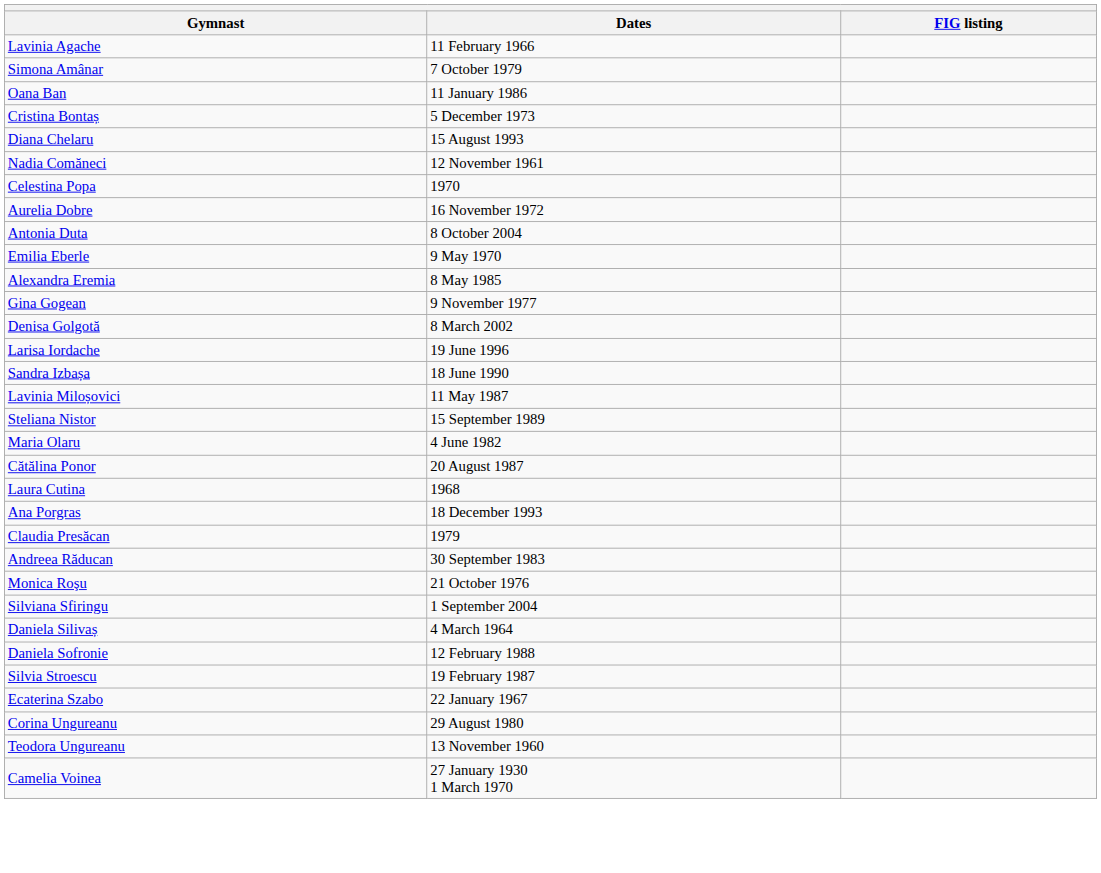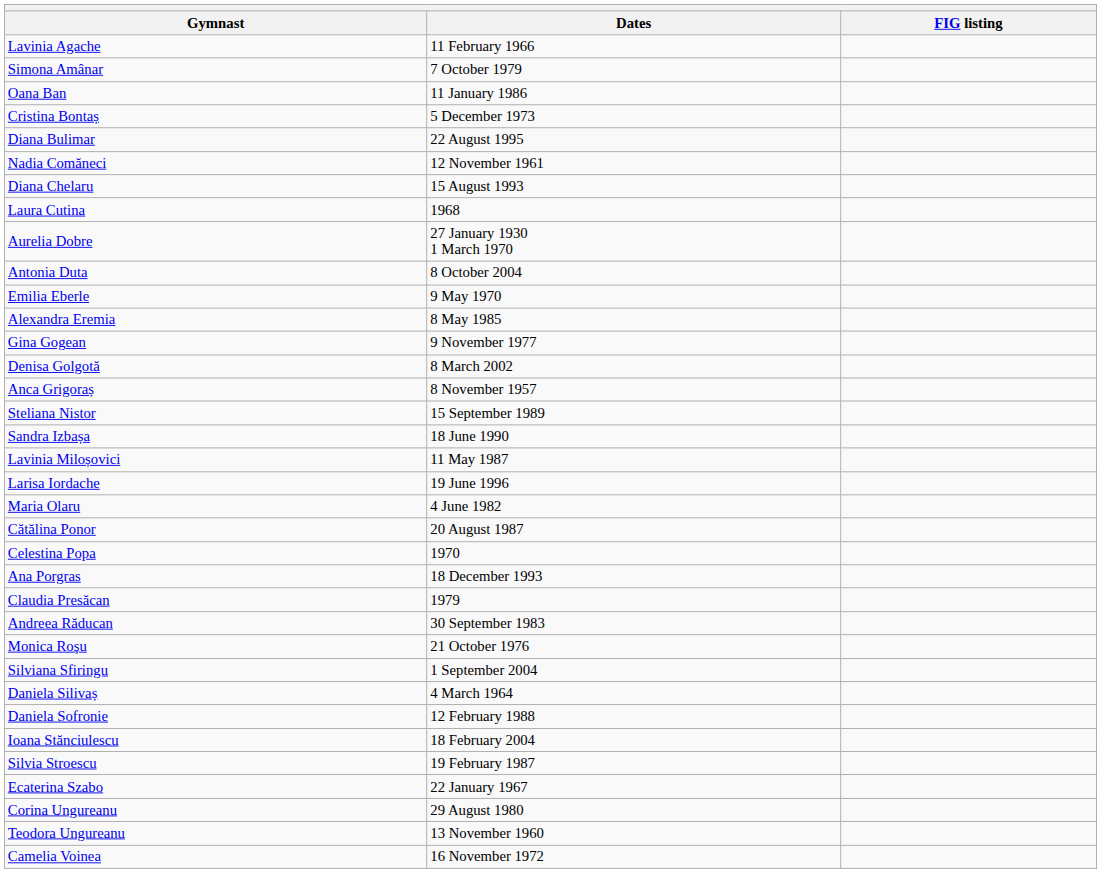+ row: (51, 139)
rows swapped: (51, 139) <-> (57, 163)
rows swapped: (46, 489) <-> (52, 186)
(487, 209) 16 November 1972 -> (479, 241) 27 January 1930 1 March 1970
+ row: (51, 389)
rows swapped: (54, 349) <-> (52, 419)
+ row: (63, 739)
(479, 778) 27 January 1930 1 March 1970 -> (487, 856) 16 November 1972
